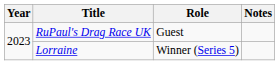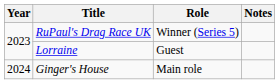(170, 32) Guest -> (198, 32) Winner (Series 5)
(198, 50) Winner (Series 5) -> (170, 50) Guest
+ row: (72, 69)
